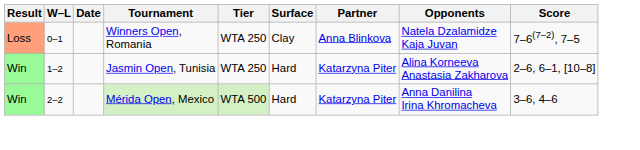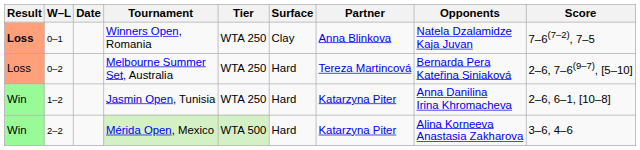(19, 37) normal -> (20, 37) bold
+ row: (156, 68)
(455, 68) Alina Korneeva Anastasia Zakharova -> (464, 99) Anna Danilina Irina Khromacheva
(449, 99) Anna Danilina Irina Khromacheva -> (470, 130) Alina Korneeva Anastasia Zakharova
